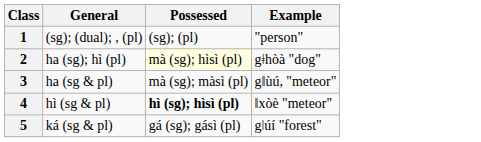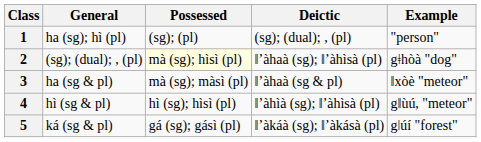+ column: (319, 15)
(94, 37) (sg); (dual); , (pl) -> (86, 37) ha (sg); hì (pl)
(86, 59) ha (sg); hì (pl) -> (94, 59) (sg); (dual); , (pl)
(295, 81) gǁùú, "meteor" -> (429, 81) ǁxòè "meteor"
(194, 103) bold -> (192, 103) normal
(293, 103) ǁxòè "meteor" -> (431, 103) gǁùú, "meteor"
